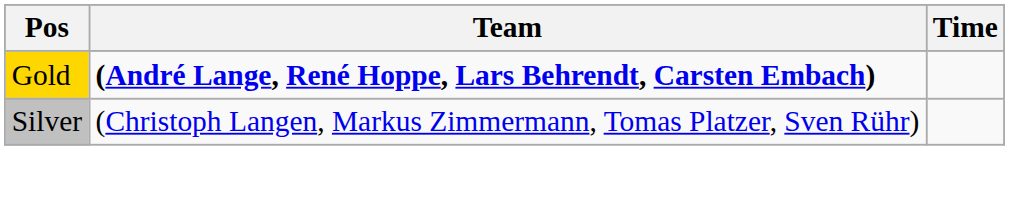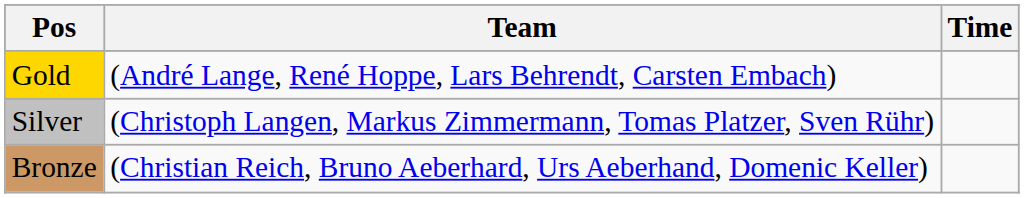(485, 74) bold -> (473, 74) normal
+ row: (54, 167)
